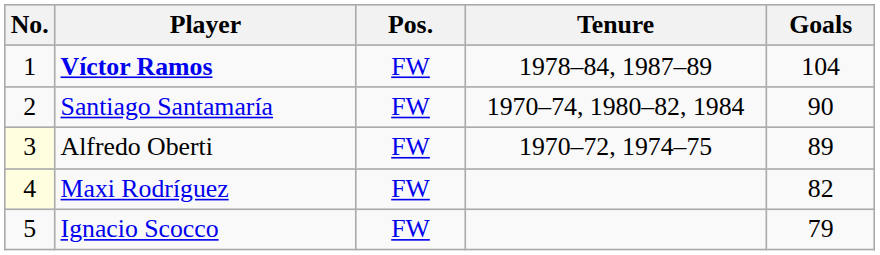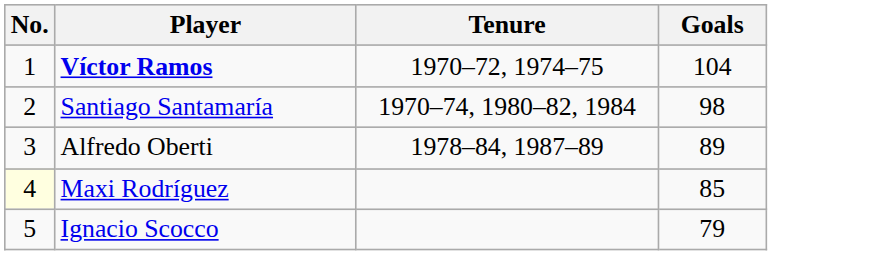- column: (411, 24)
(616, 65) 1978–84, 1987–89 -> (507, 65) 1970–72, 1974–75
(821, 106) 90 -> (712, 106) 98
(30, 147) lightyellow background -> (30, 147) no background
(616, 147) 1970–72, 1974–75 -> (507, 147) 1978–84, 1987–89
(821, 188) 82 -> (712, 188) 85
